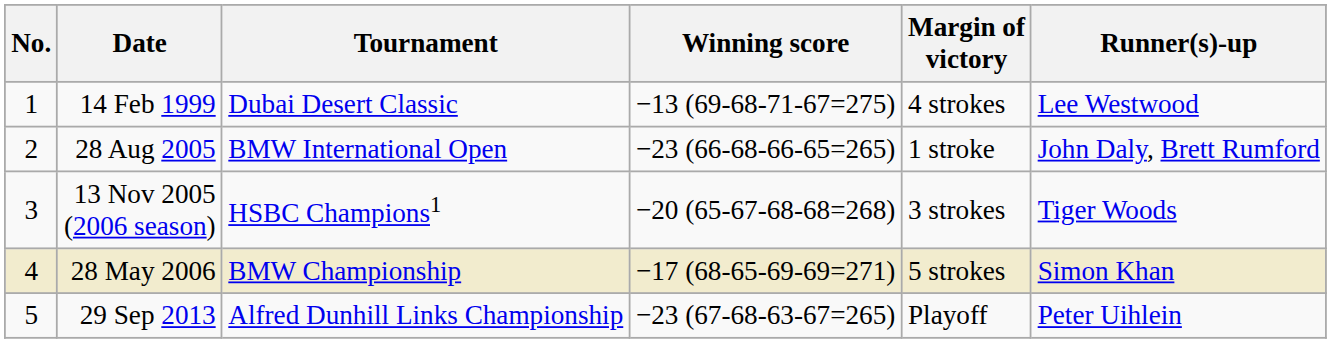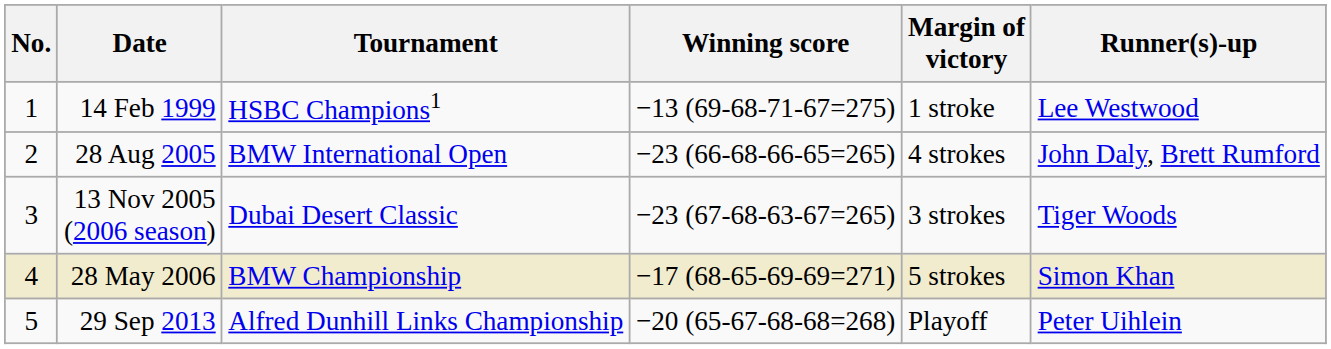(343, 104) Dubai Desert Classic -> (335, 106) HSBC Champions1
(957, 104) 4 strokes -> (951, 106) 1 stroke
(951, 149) 1 stroke -> (957, 154) 4 strokes
(335, 210) HSBC Champions1 -> (343, 215) Dubai Desert Classic
(766, 210) −20 (65-67-68-68=268) -> (766, 215) −23 (67-68-63-67=265)
(766, 315) −23 (67-68-63-67=265) -> (766, 321) −20 (65-67-68-68=268)
